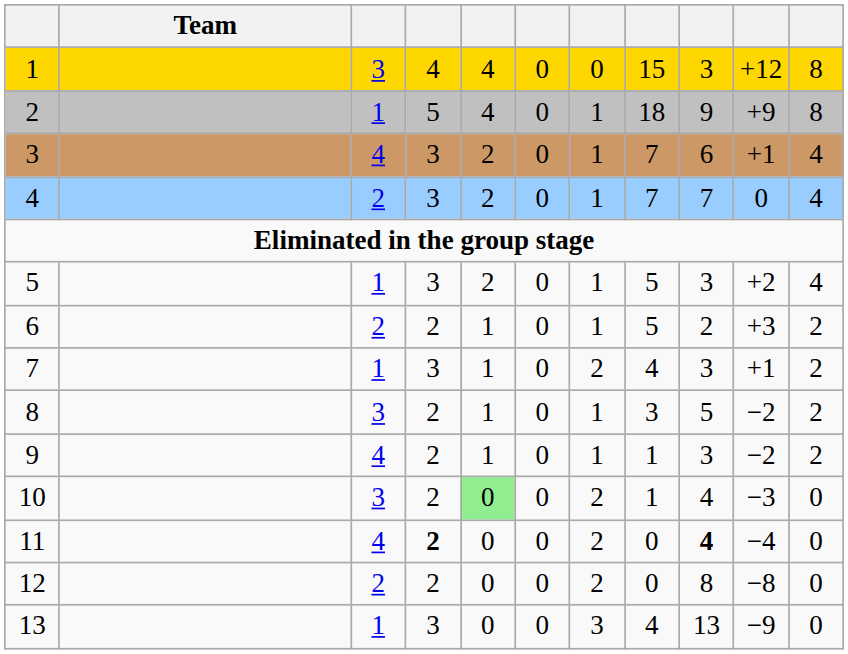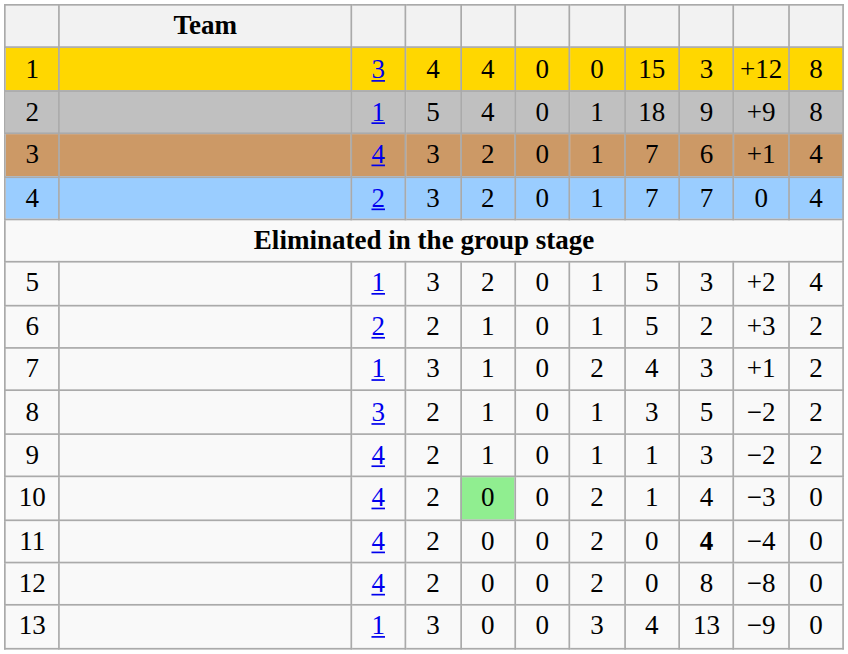(378, 497) 3 -> (378, 497) 4
(433, 540) bold -> (433, 540) normal
(378, 583) 2 -> (378, 583) 4
